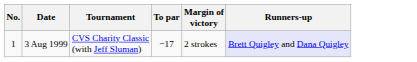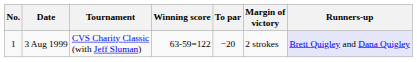+ column: (182, 17)
(167, 44) −17 -> (228, 44) −20
